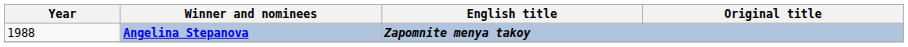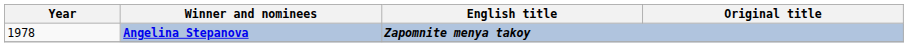(21, 33) 1988 -> (21, 33) 1978
